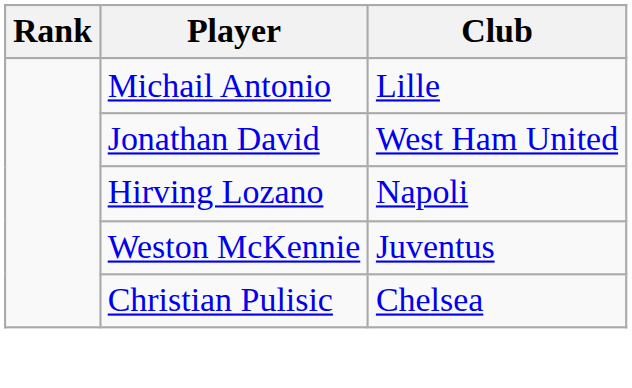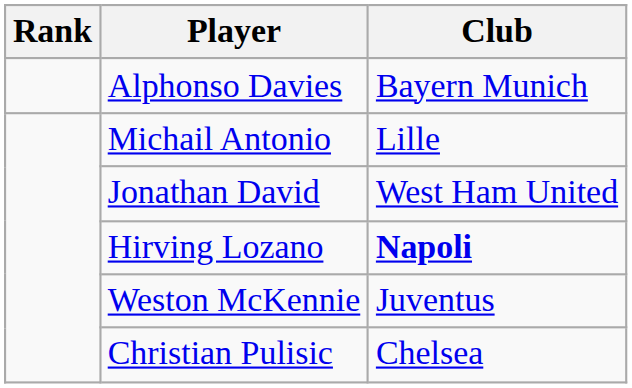+ row: (225, 85)
(422, 192) normal -> (424, 246) bold
